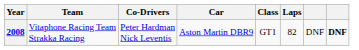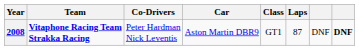(72, 32) normal -> (75, 32) bold
(292, 32) 82 -> (298, 32) 87
